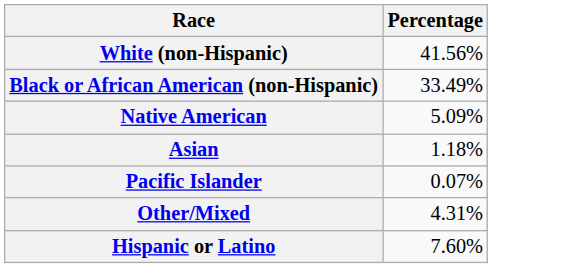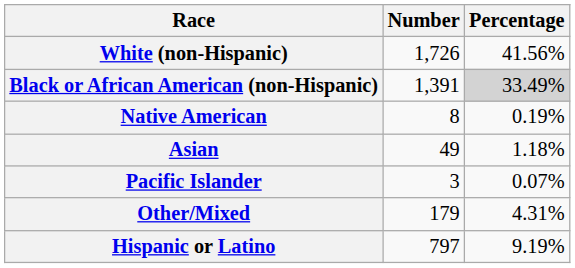+ column: (424, 20)
(452, 85) no background -> (533, 85) lightgrey background
(457, 117) 5.09% -> (538, 117) 0.19%
(457, 246) 7.60% -> (538, 246) 9.19%
